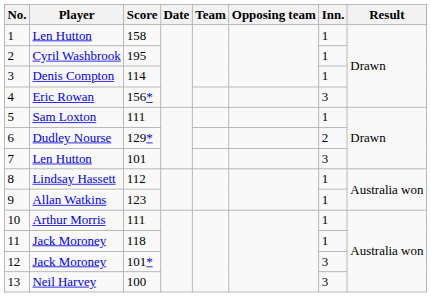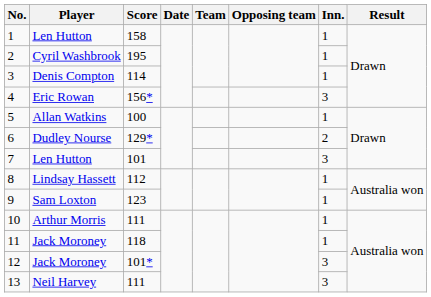(64, 117) Sam Loxton -> (69, 117) Allan Watkins
(136, 117) 111 -> (136, 117) 100
(69, 199) Allan Watkins -> (64, 199) Sam Loxton
(136, 281) 100 -> (136, 281) 111
